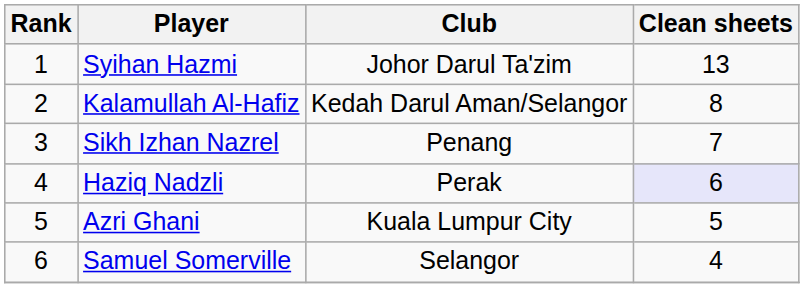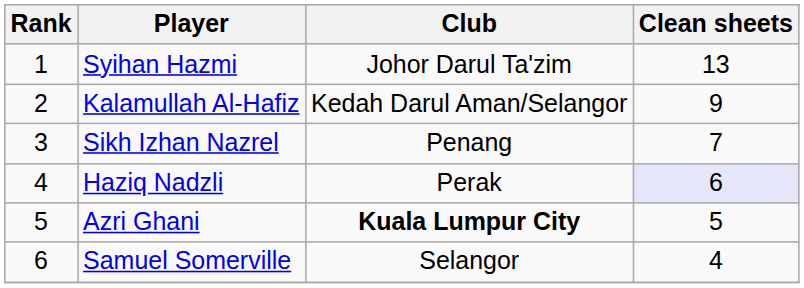(716, 103) 8 -> (716, 103) 9
(469, 222) normal -> (469, 222) bold
